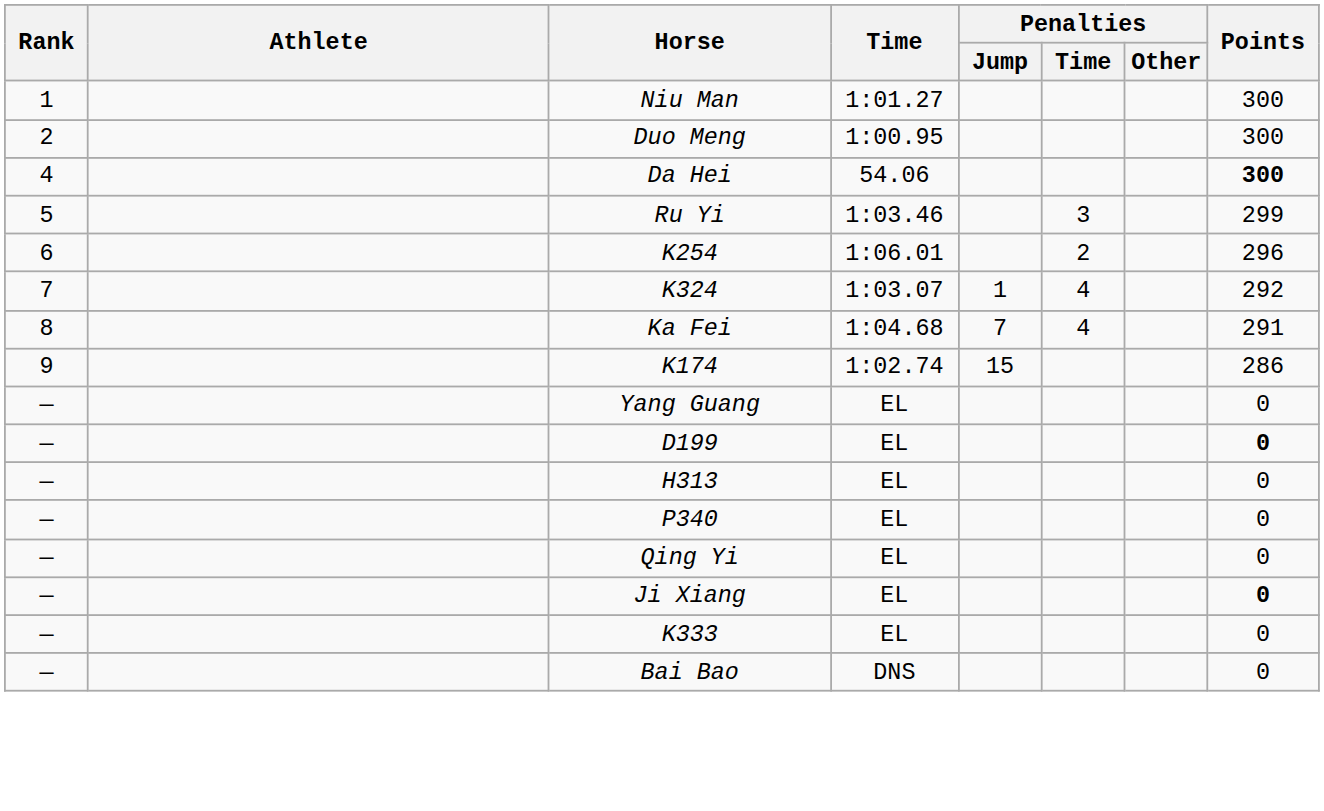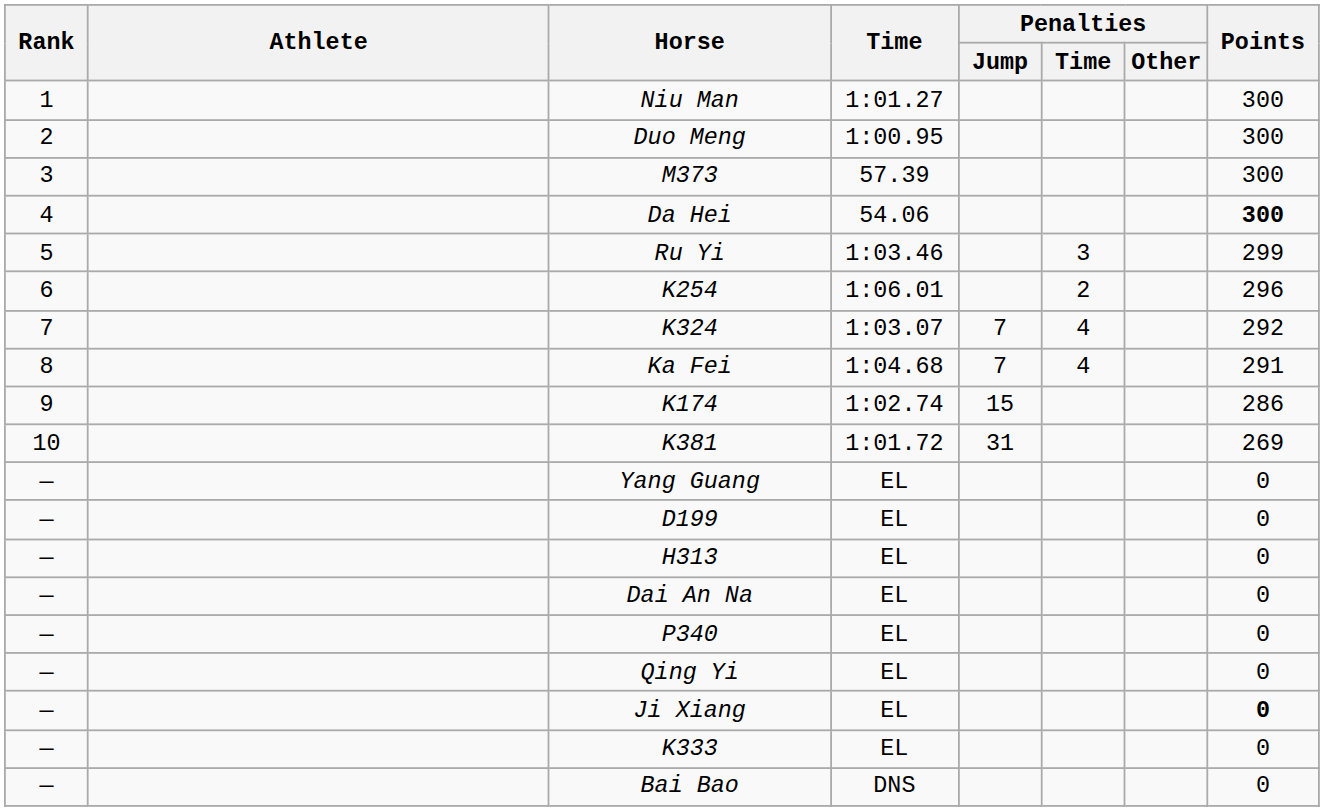+ row: (690, 177)
(1000, 291) 1 -> (1000, 329) 7
+ row: (690, 443)
(1263, 443) bold -> (1263, 520) normal
+ row: (690, 596)
